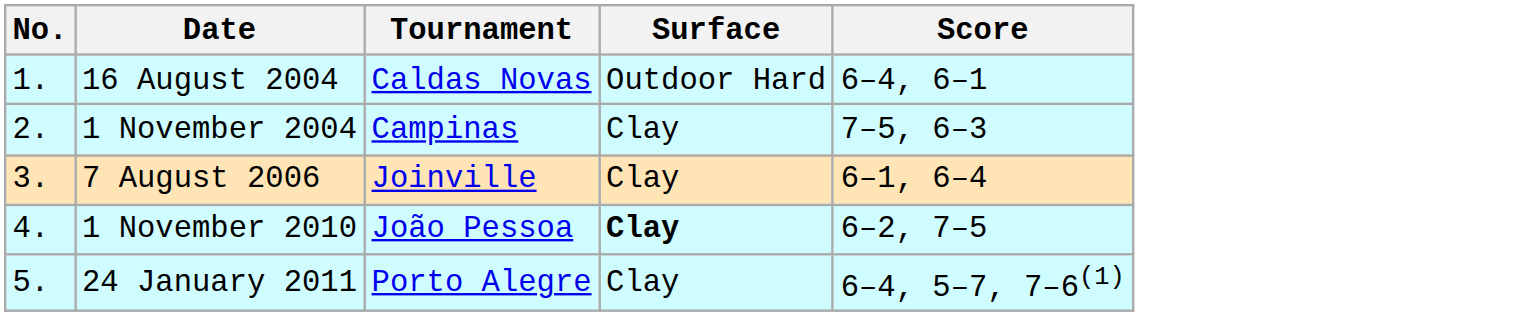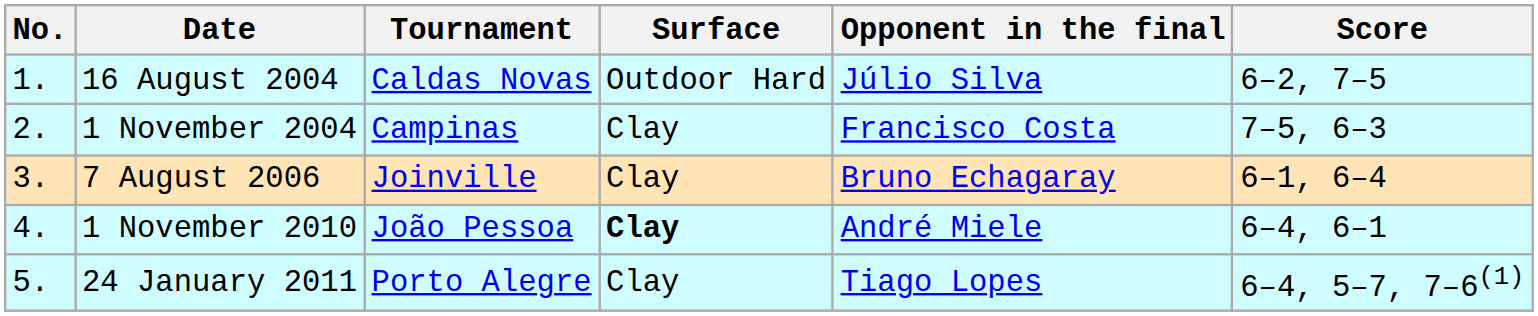+ column: (1033, 30)
(914, 80) 6–4, 6–1 -> (1314, 80) 6–2, 7–5
(914, 229) 6–2, 7–5 -> (1314, 229) 6–4, 6–1
